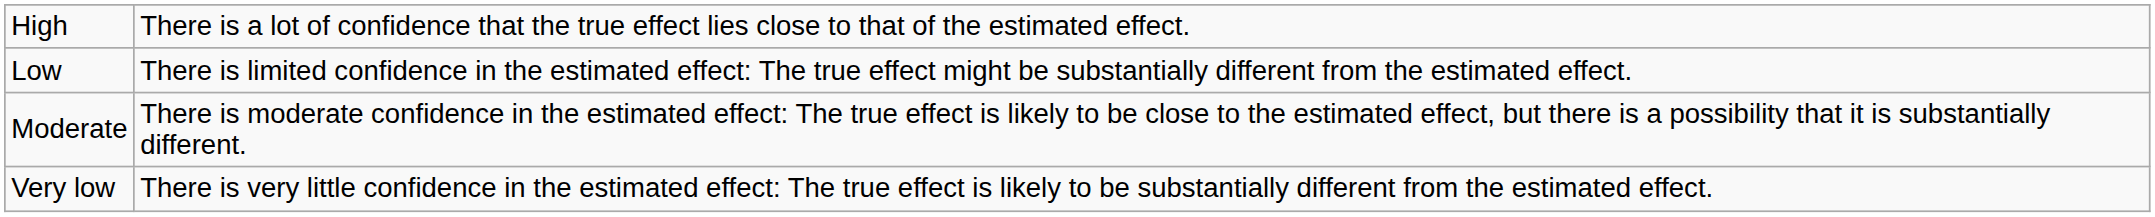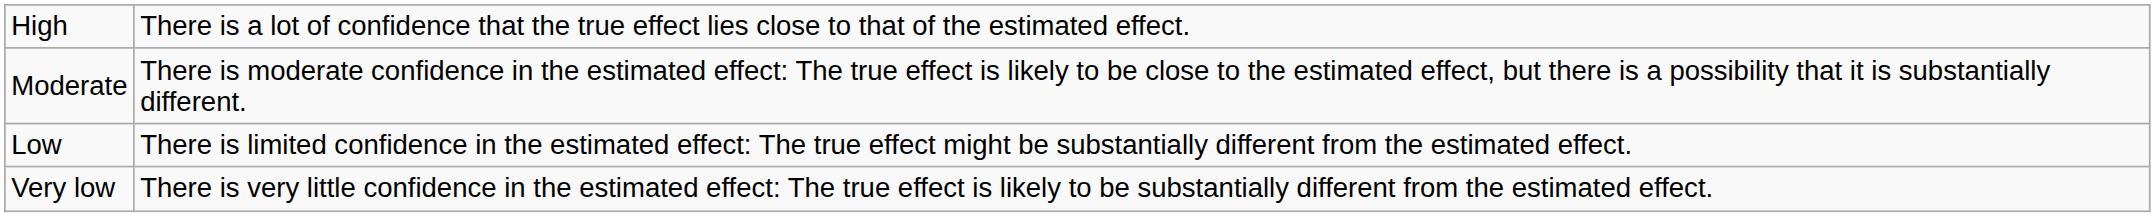rows swapped: (69, 129) <-> (36, 69)
